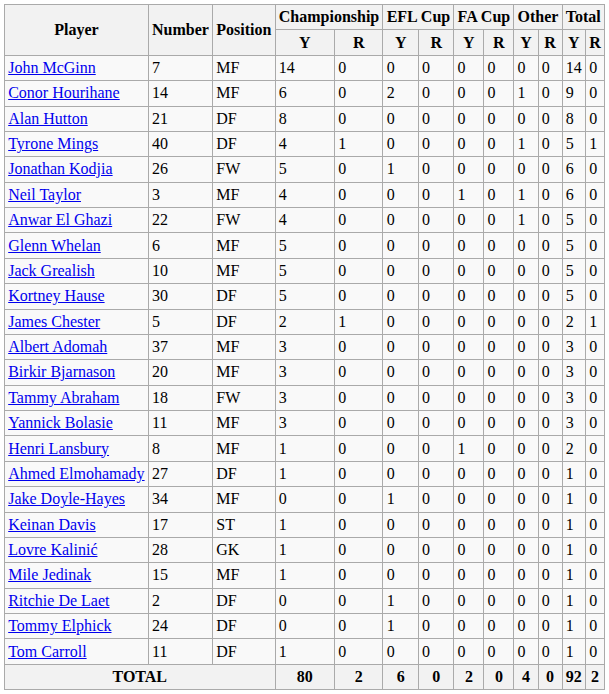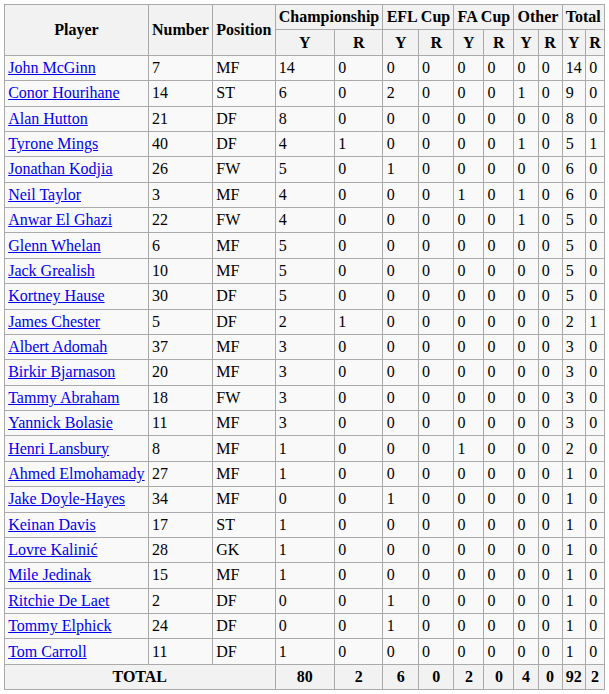(228, 93) MF -> (226, 93) ST
(226, 473) DF -> (228, 473) MF
